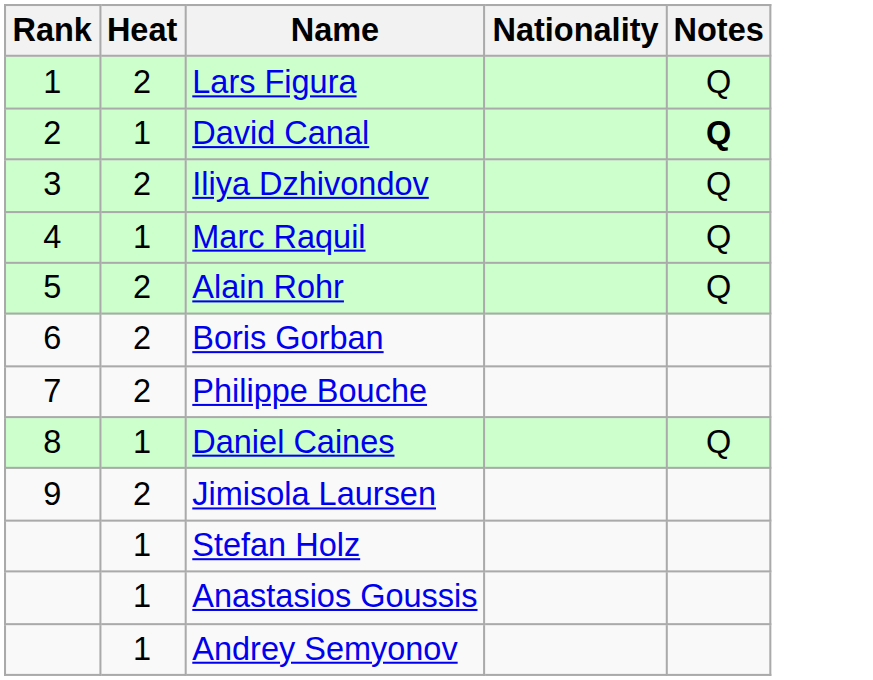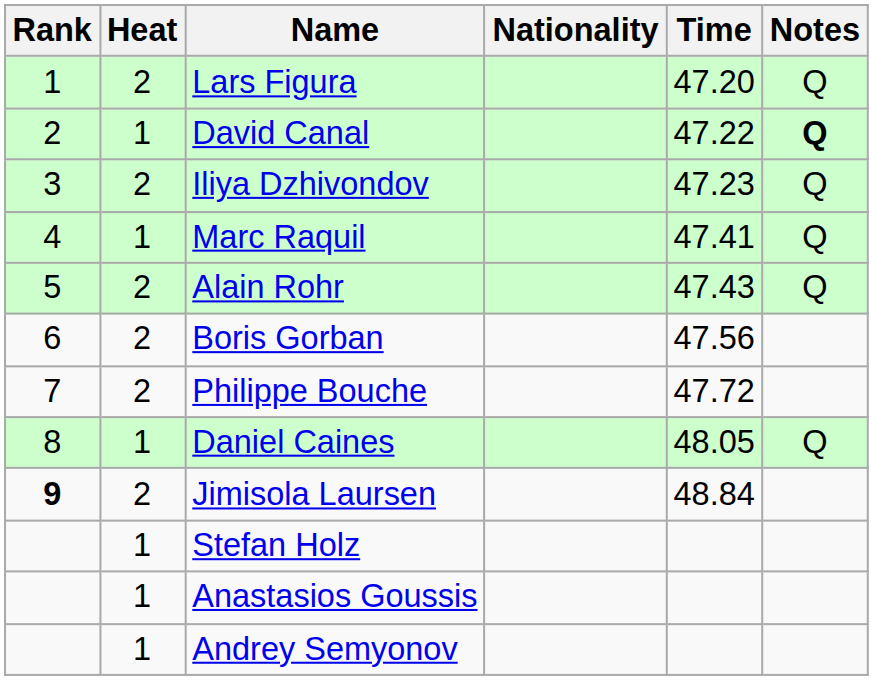+ column: (714, 30)
(52, 493) normal -> (52, 493) bold
